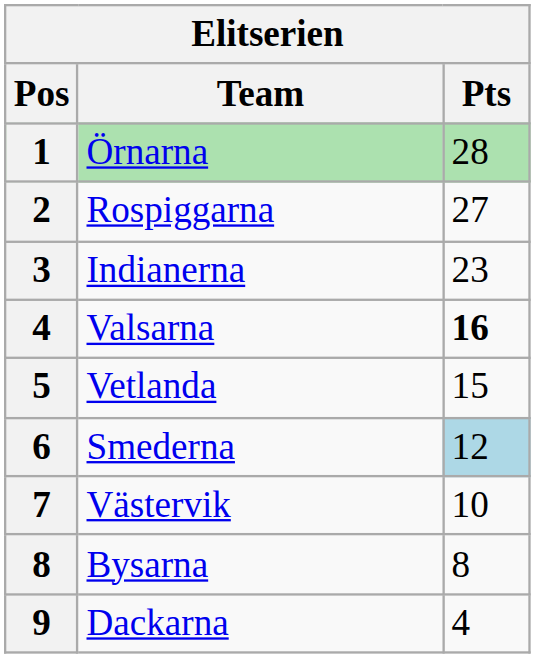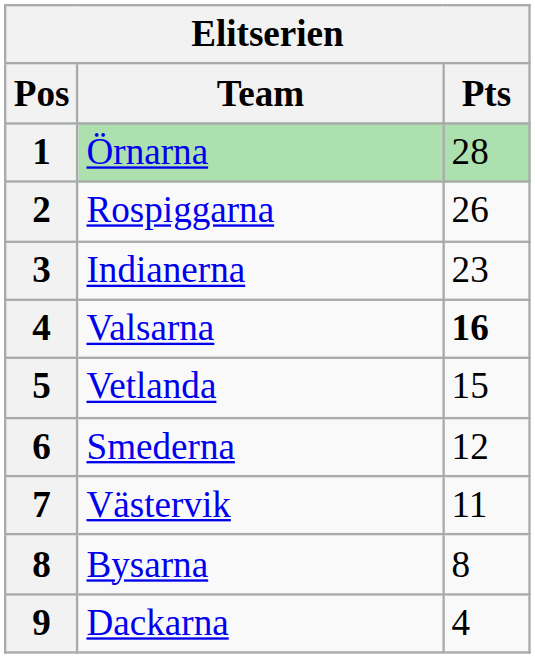(470, 210) 27 -> (470, 210) 26
(470, 446) lightblue background -> (470, 446) no background
(470, 504) 10 -> (469, 504) 11
